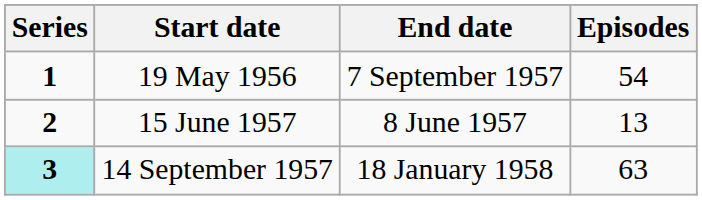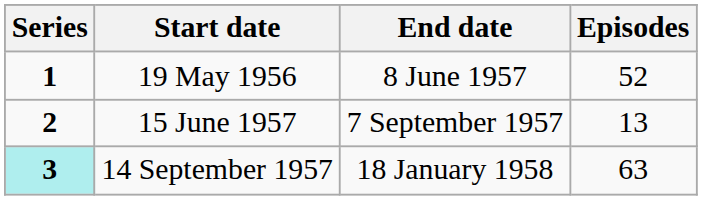(455, 75) 7 September 1957 -> (455, 75) 8 June 1957
(633, 75) 54 -> (633, 75) 52
(455, 122) 8 June 1957 -> (455, 122) 7 September 1957
